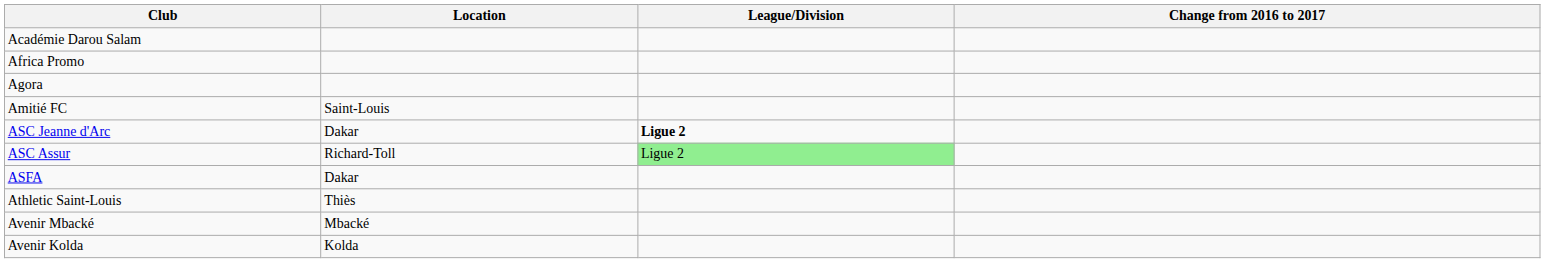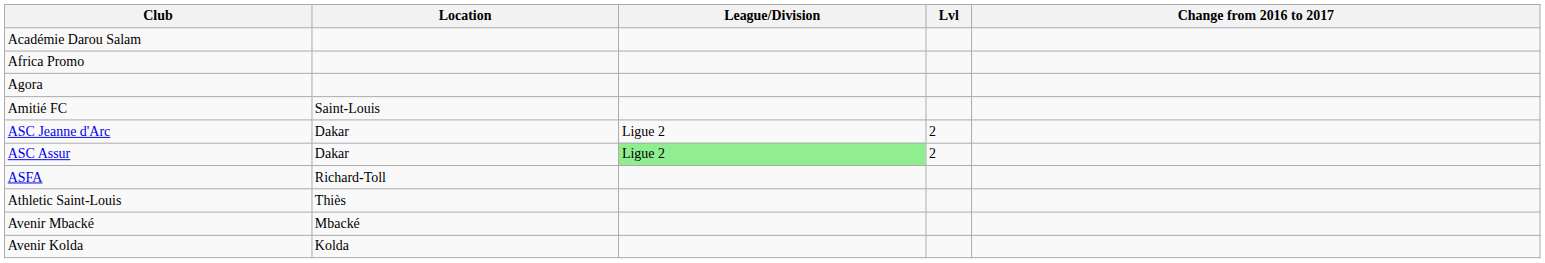+ column: (949, 16)
(663, 131) bold -> (643, 131) normal
(360, 154) Richard-Toll -> (332, 154) Dakar
(341, 177) Dakar -> (350, 177) Richard-Toll
